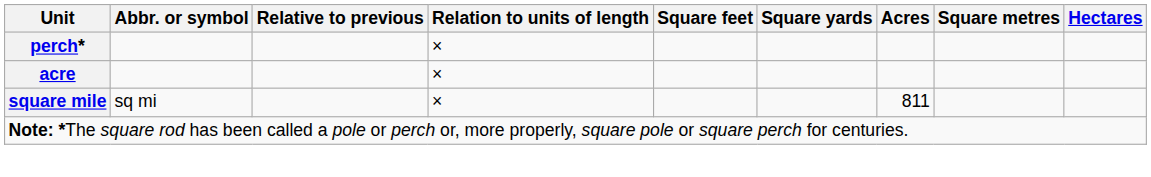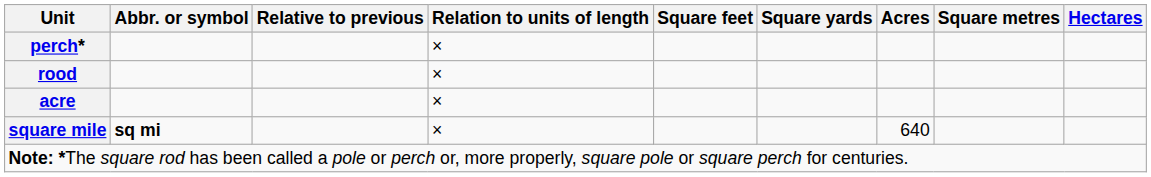+ row: (58, 74)
(136, 102) normal -> (138, 130) bold
(916, 102) 811 -> (915, 130) 640
